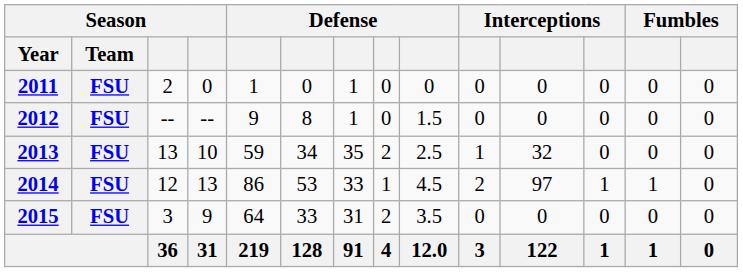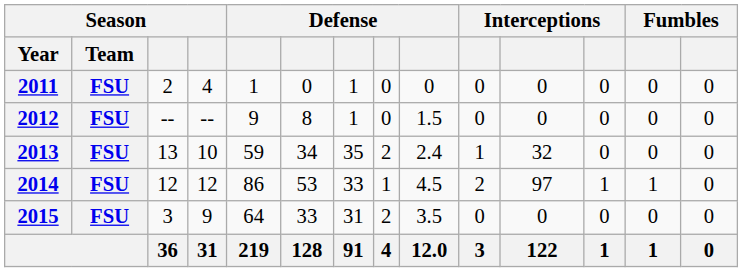(207, 86) 0 -> (207, 86) 4
(429, 151) 2.5 -> (429, 151) 2.4
(207, 184) 13 -> (207, 184) 12
